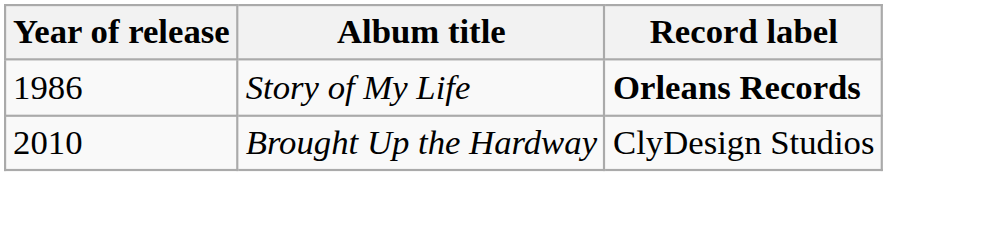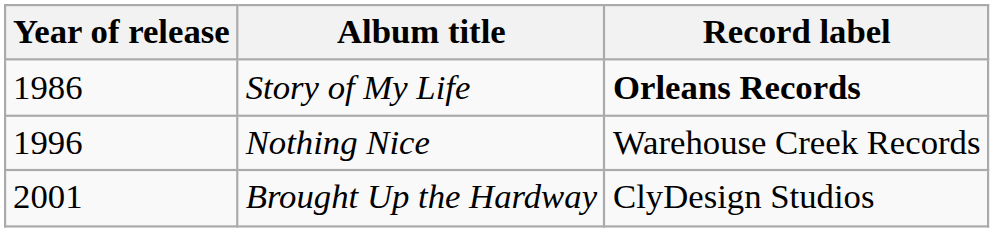+ row: (338, 142)
(48, 142) 2010 -> (48, 197) 2001
